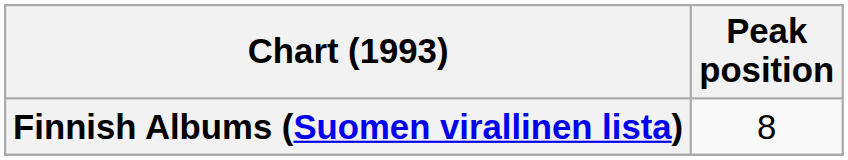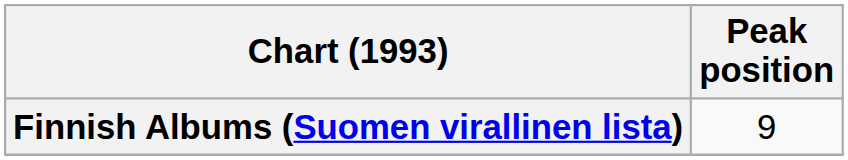(767, 126) 8 -> (767, 126) 9
